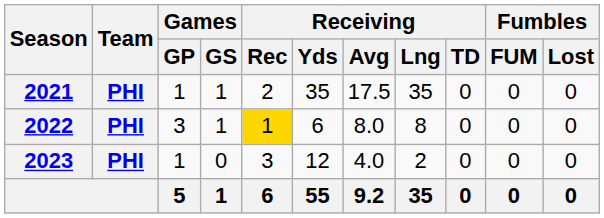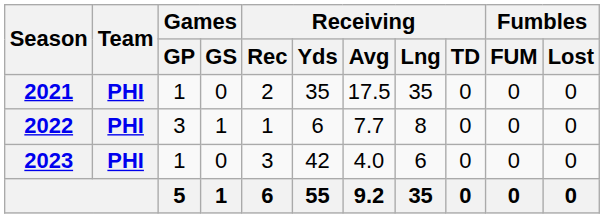(221, 91) 1 -> (221, 91) 0
(267, 126) gold background -> (267, 126) no background
(369, 126) 8.0 -> (369, 126) 7.7
(318, 160) 12 -> (318, 160) 42
(421, 160) 2 -> (421, 160) 6
